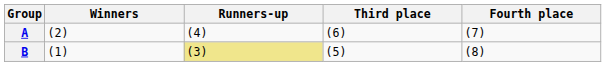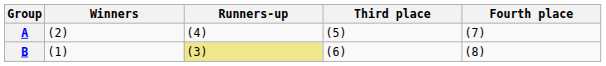(336, 33) (6) -> (336, 33) (5)
(336, 52) (5) -> (336, 52) (6)
